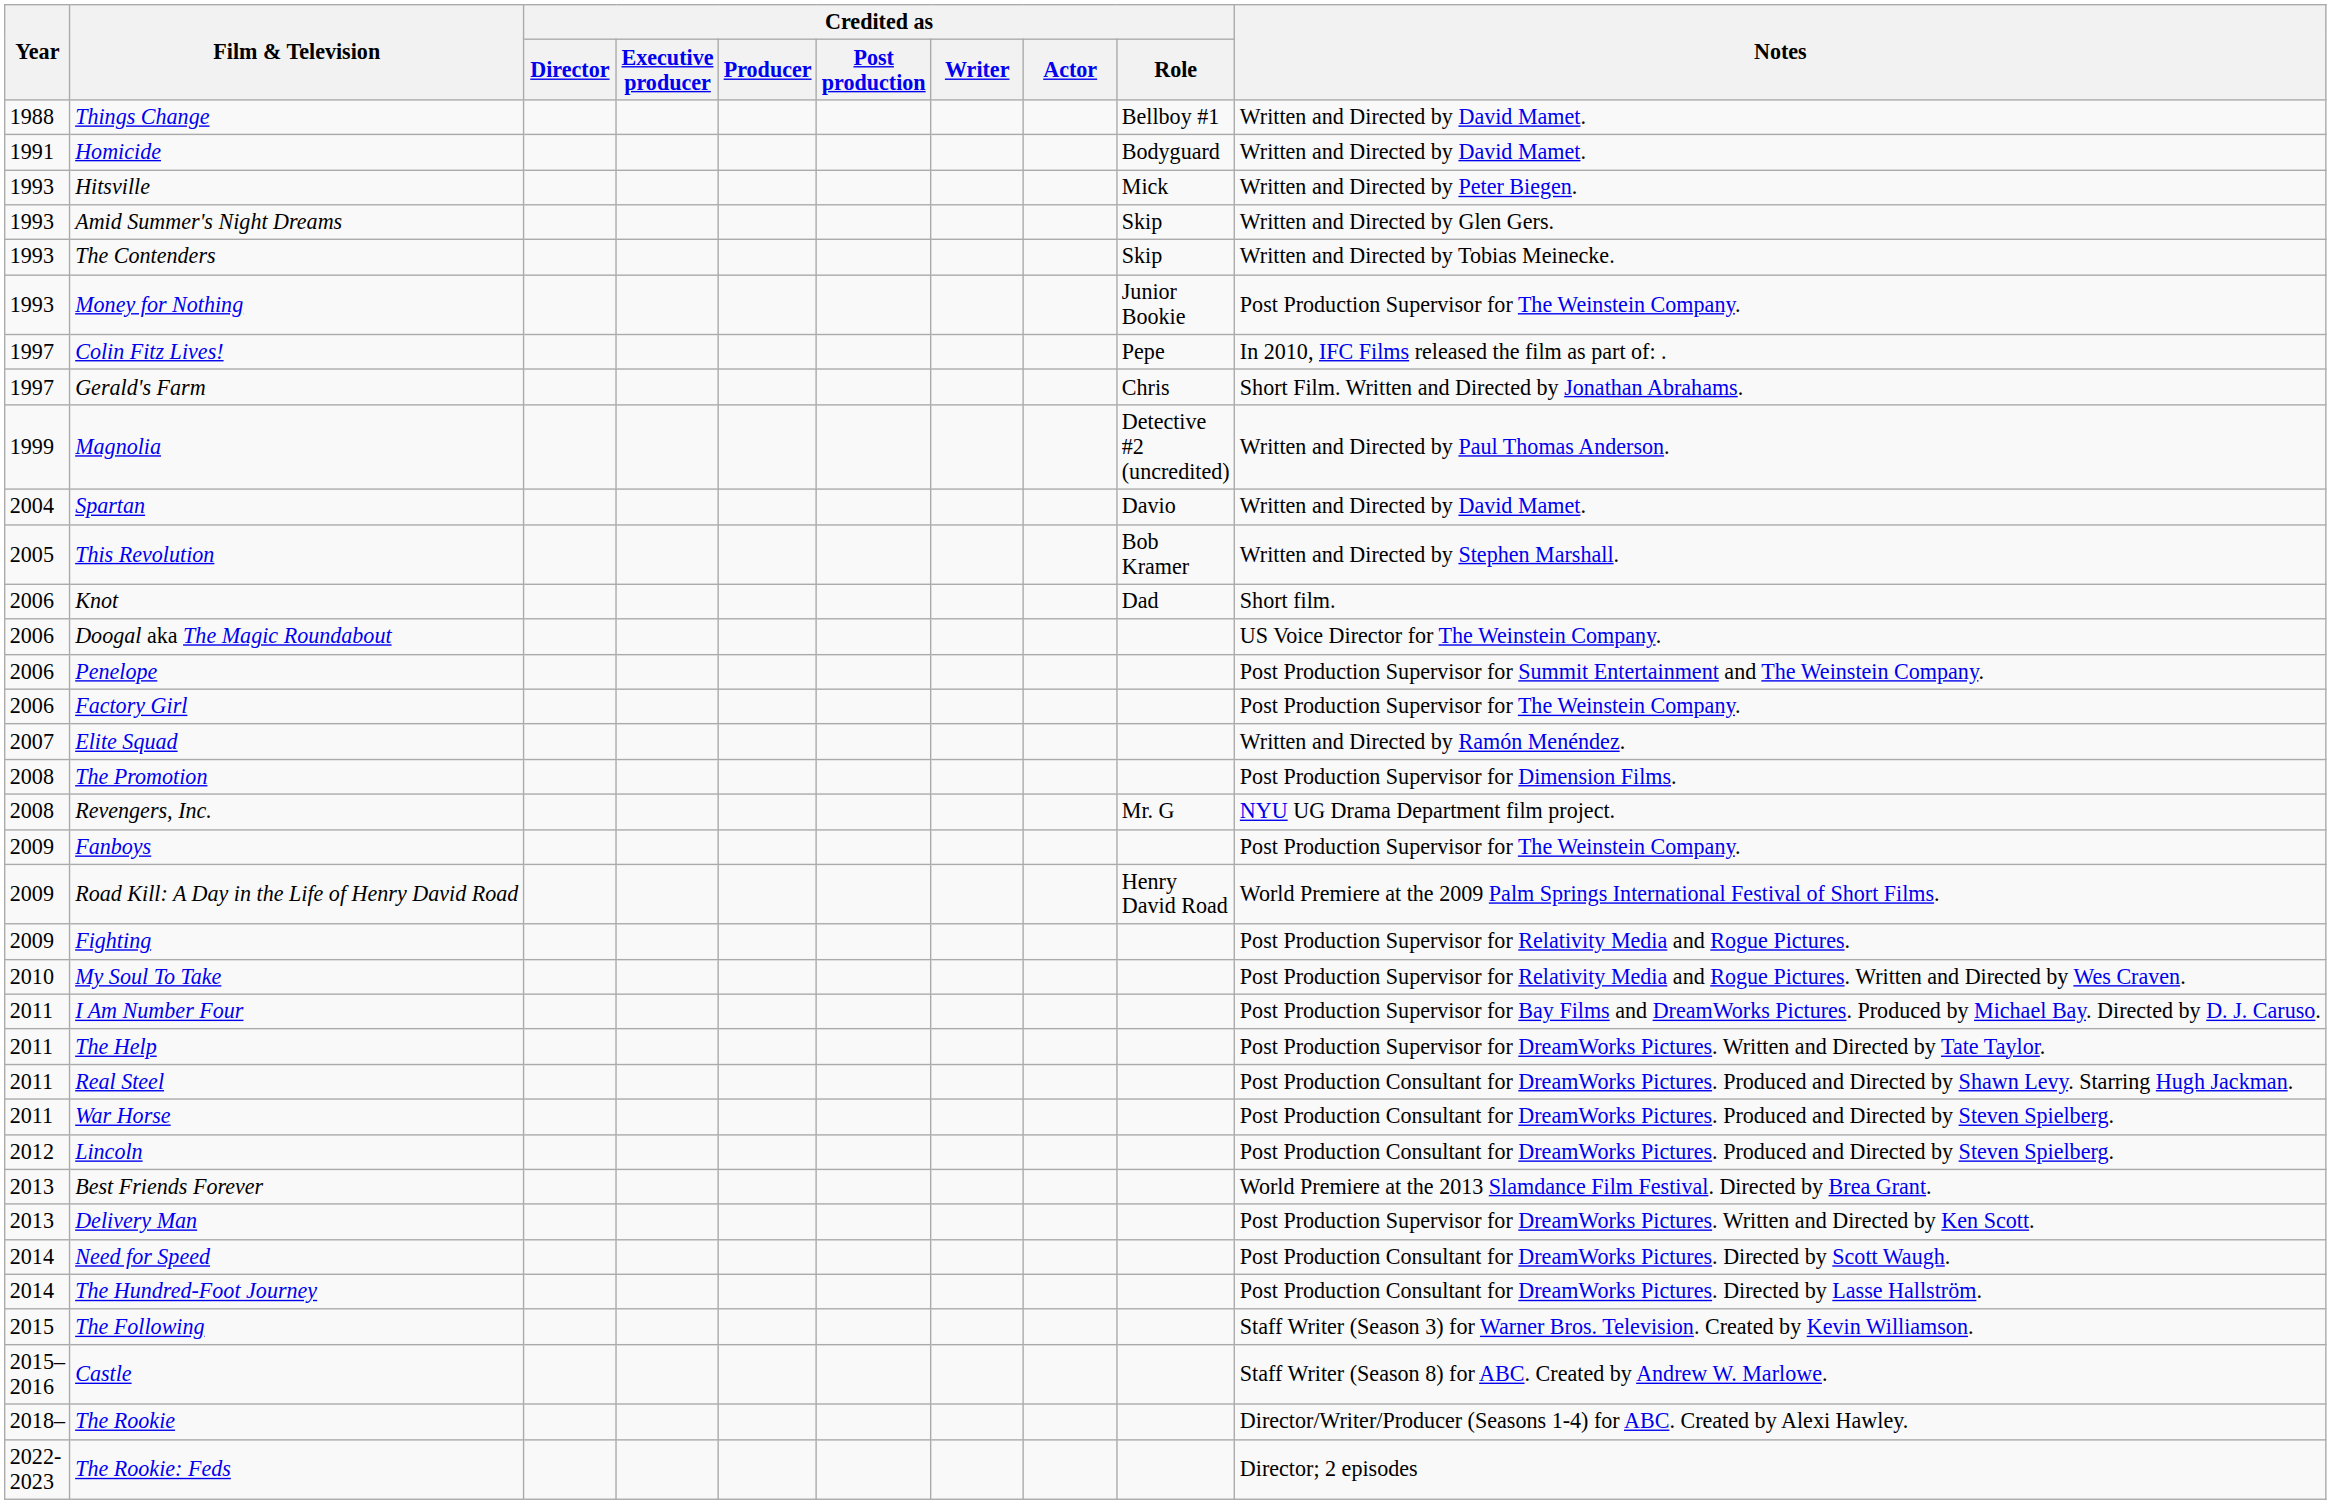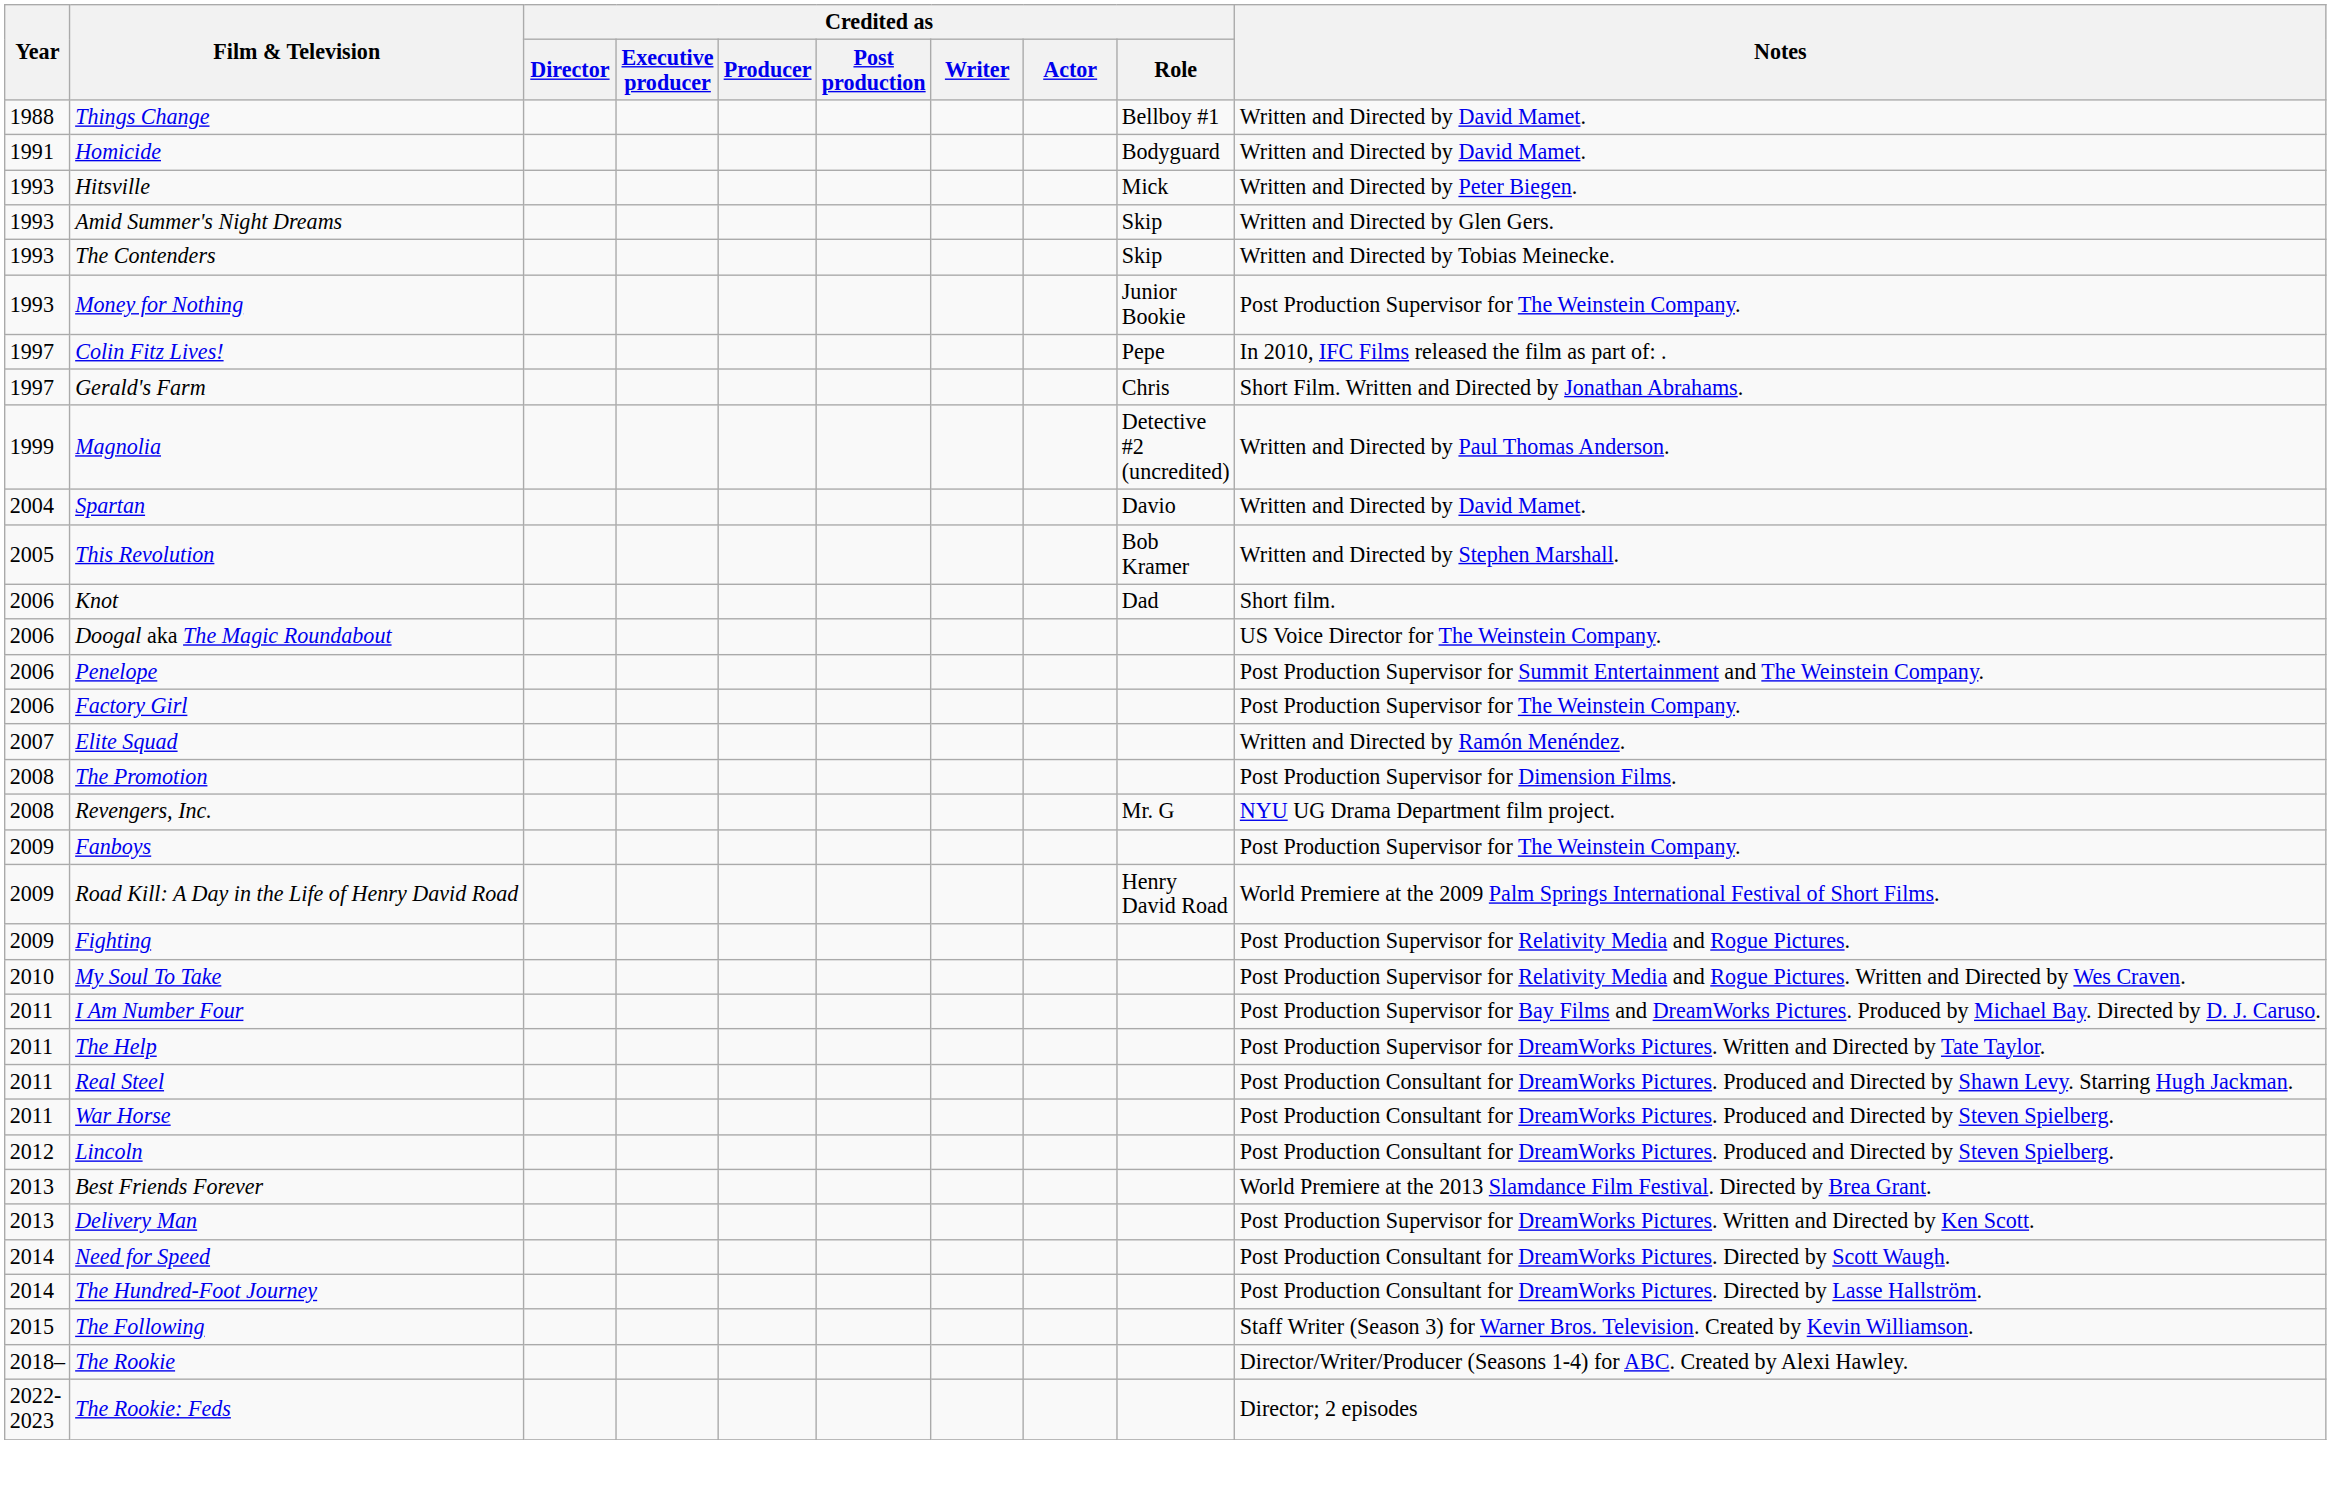- row: (103, 1374)
